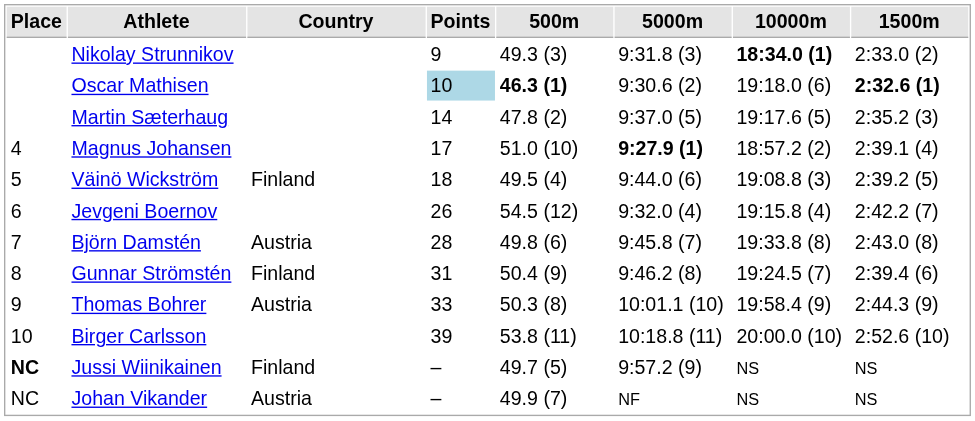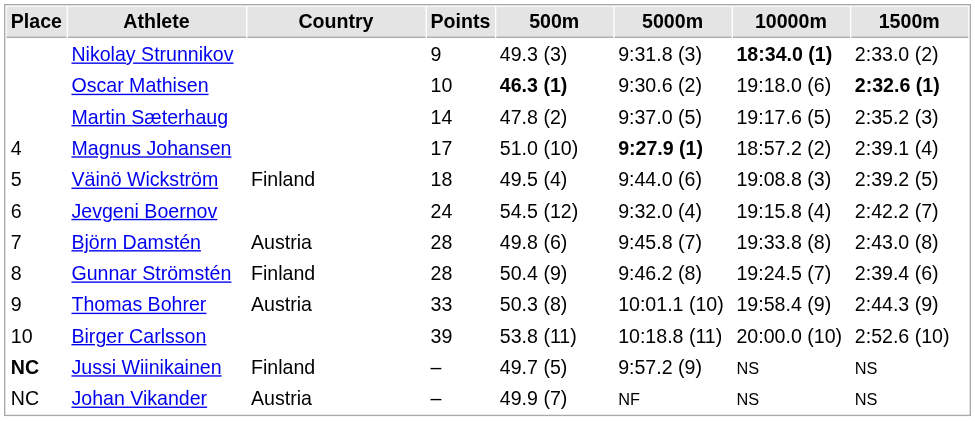(441, 86) lightblue background -> (441, 86) no background
(441, 211) 26 -> (441, 211) 24
(441, 273) 31 -> (441, 273) 28
